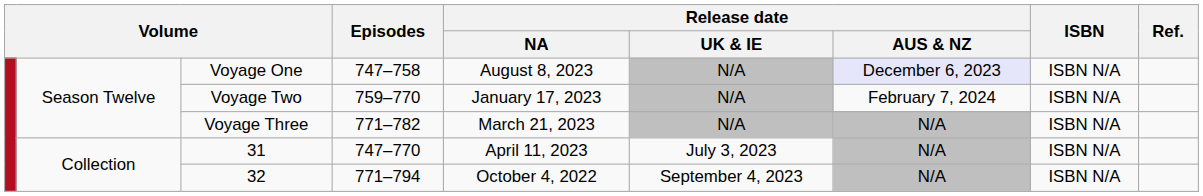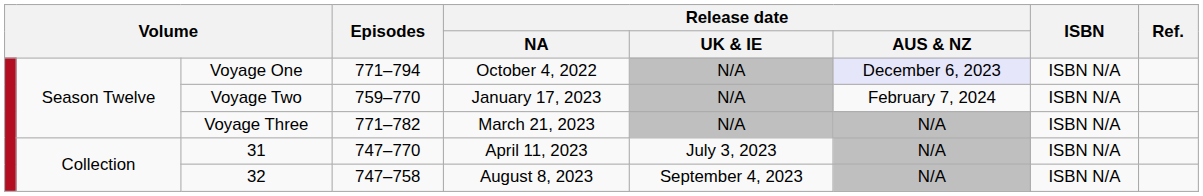(388, 71) 747–758 -> (388, 71) 771–794
(537, 71) August 8, 2023 -> (537, 71) October 4, 2022
(388, 177) 771–794 -> (388, 177) 747–758
(537, 177) October 4, 2022 -> (537, 177) August 8, 2023
